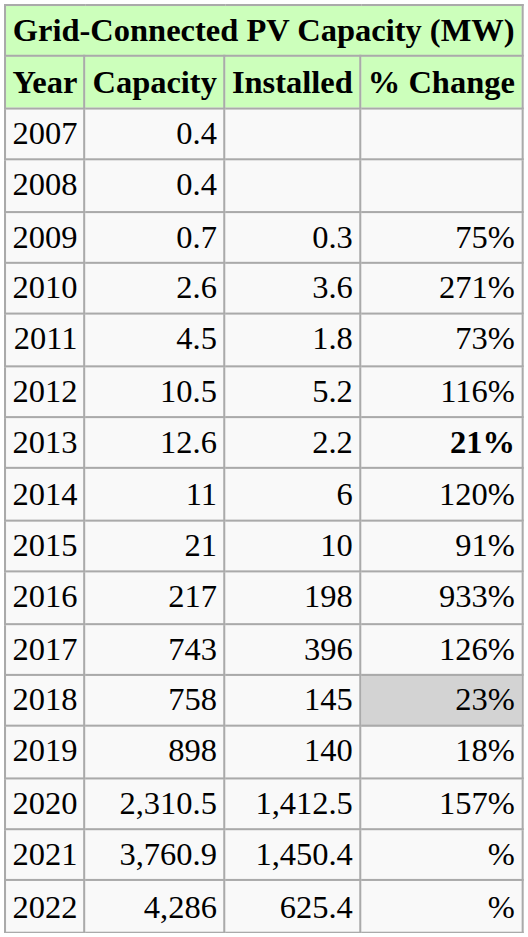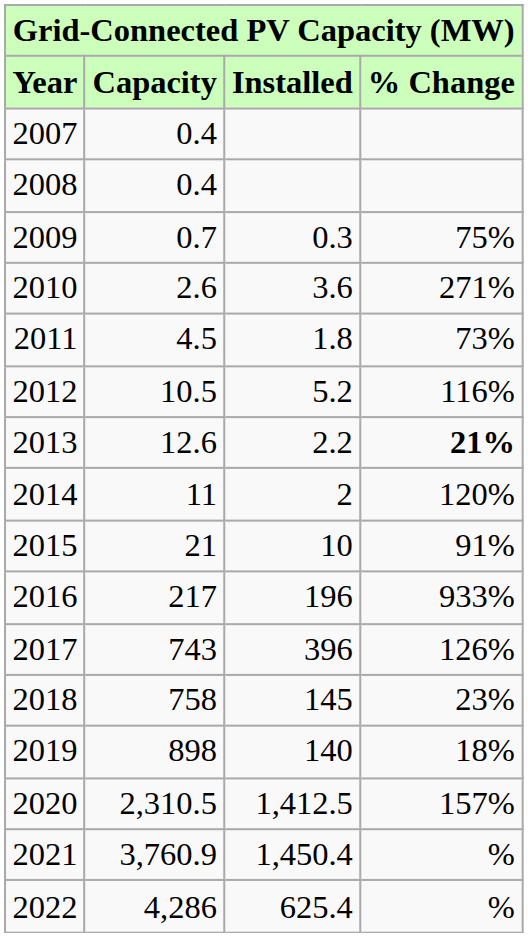(345, 493) 6 -> (345, 493) 2
(328, 596) 198 -> (328, 596) 196
(485, 699) lightgrey background -> (485, 699) no background
